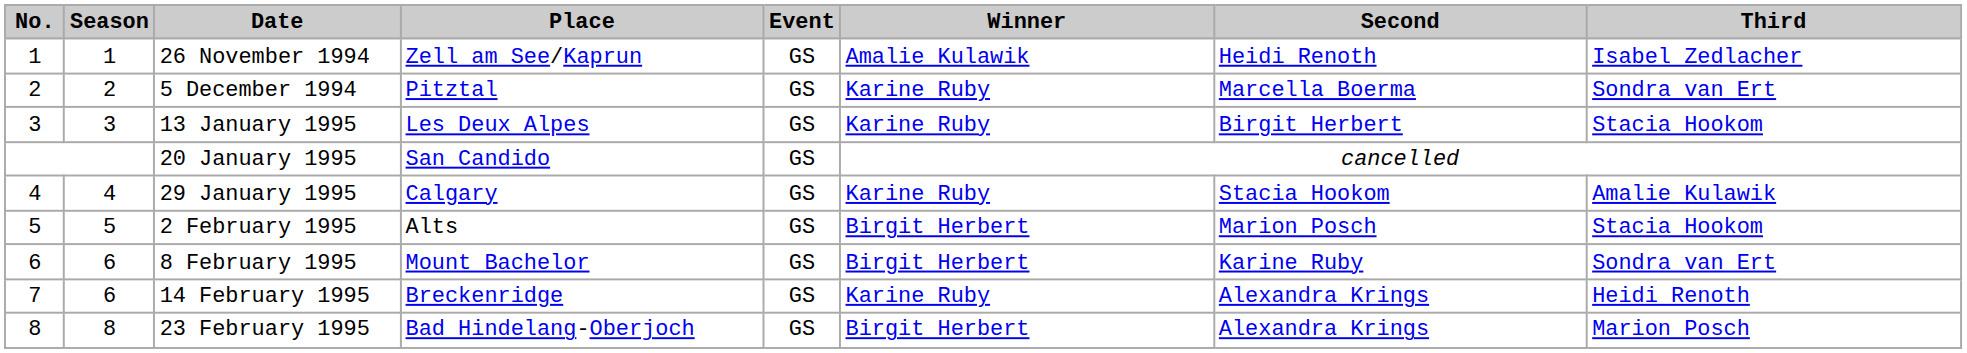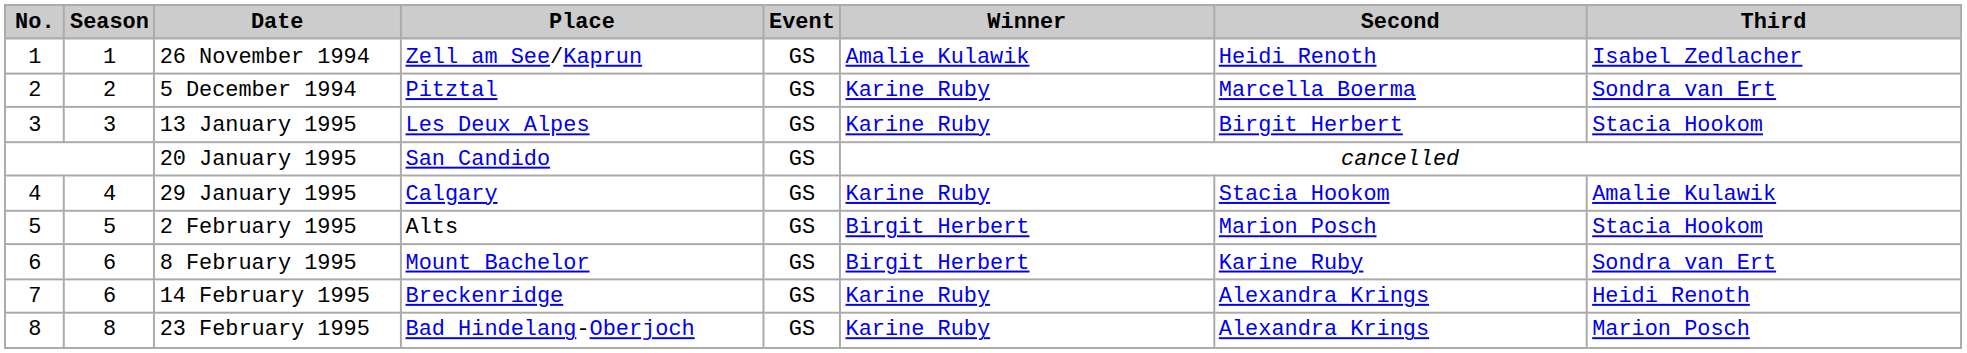(937, 330) Birgit Herbert -> (918, 330) Karine Ruby
